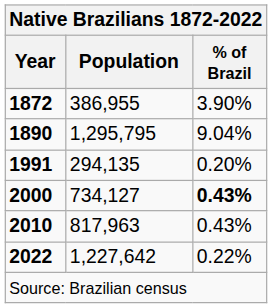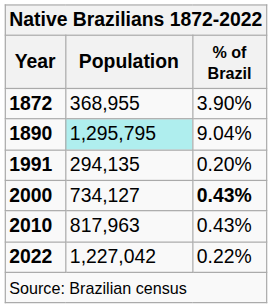(105, 103) 386,955 -> (105, 103) 368,955
(113, 134) no background -> (113, 134) paleturquoise background
(113, 256) 1,227,642 -> (113, 256) 1,227,042
